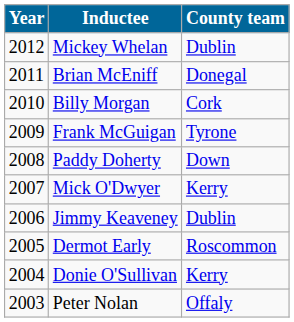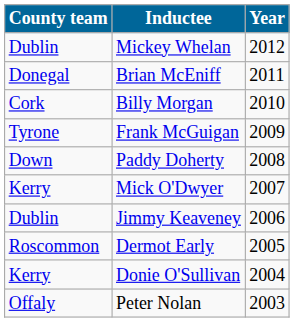columns swapped: (27, 18) <-> (235, 18)
